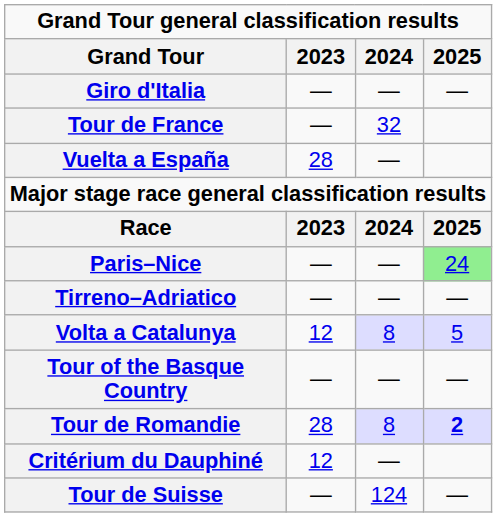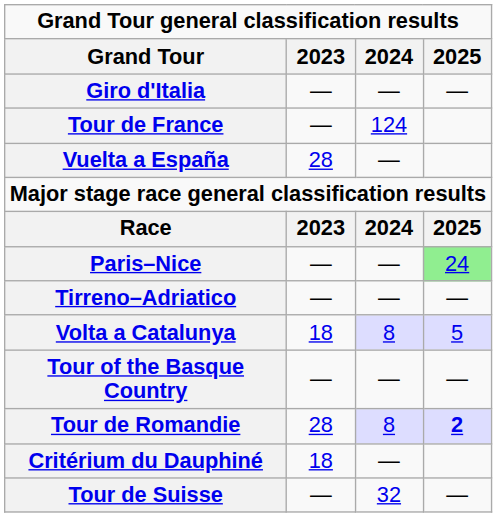(389, 125) 32 -> (389, 125) 124
(321, 332) 12 -> (321, 332) 18
(321, 460) 12 -> (321, 460) 18
(389, 494) 124 -> (389, 494) 32
